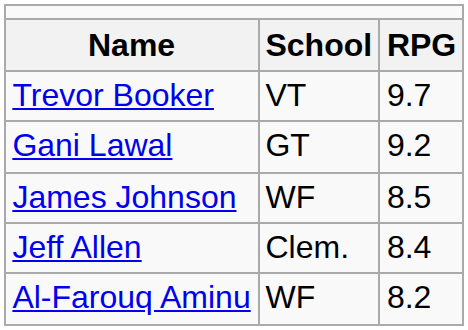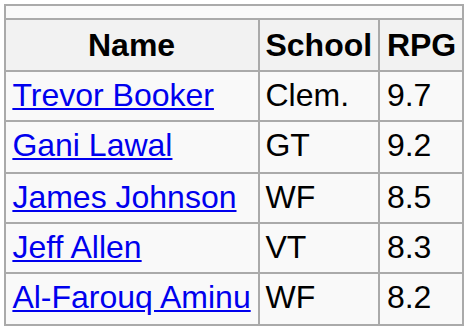(286, 95) VT -> (307, 95) Clem.
(307, 247) Clem. -> (286, 247) VT
(409, 247) 8.4 -> (409, 247) 8.3
